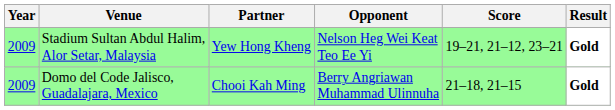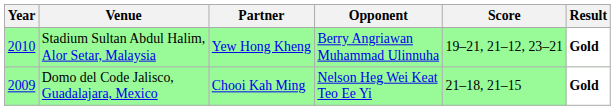(22, 47) 2009 -> (22, 47) 2010
(378, 47) Nelson Heg Wei Keat Teo Ee Yi -> (378, 47) Berry Angriawan Muhammad Ulinnuha
(378, 86) Berry Angriawan Muhammad Ulinnuha -> (378, 86) Nelson Heg Wei Keat Teo Ee Yi
